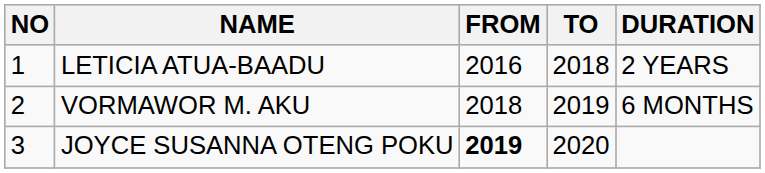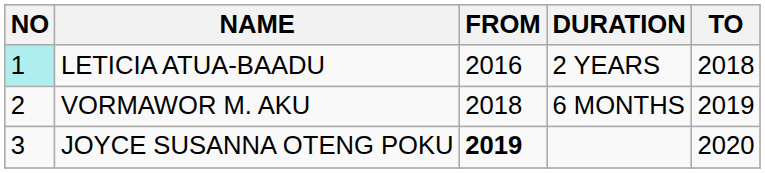columns swapped: (581, 24) <-> (688, 24)
(18, 65) no background -> (18, 65) paleturquoise background
